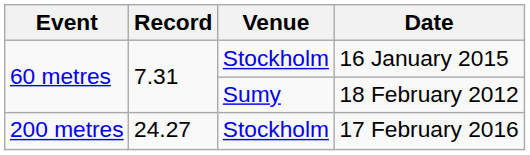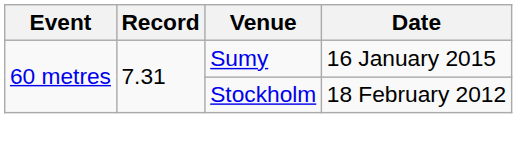(276, 58) Stockholm -> (239, 58) Sumy
(252, 94) Sumy -> (263, 94) Stockholm
- row: (429, 130)
